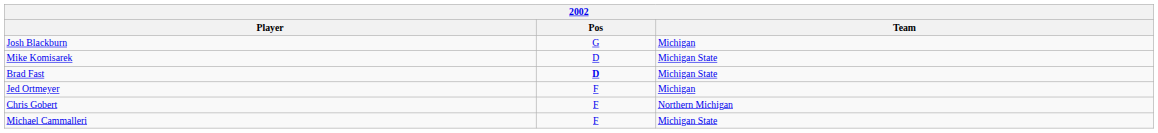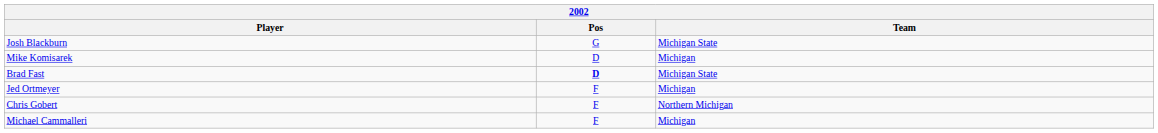(677, 43) Michigan -> (688, 43) Michigan State
(688, 58) Michigan State -> (677, 58) Michigan
(688, 120) Michigan State -> (677, 120) Michigan
